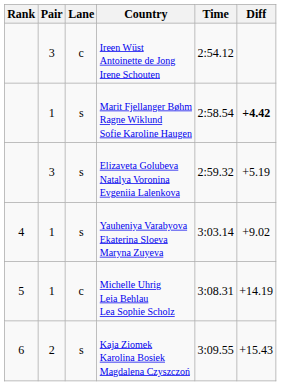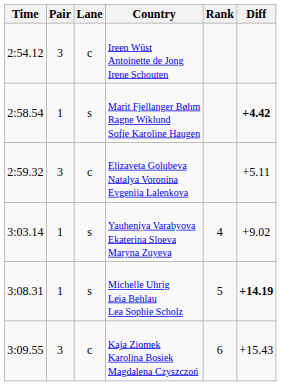columns swapped: (21, 14) <-> (216, 14)
(81, 172) s -> (90, 172) c
(256, 172) +5.19 -> (256, 172) +5.11
(81, 291) c -> (90, 291) s
(256, 291) normal -> (256, 291) bold
(52, 350) 2 -> (60, 350) 3
(81, 350) s -> (90, 350) c
